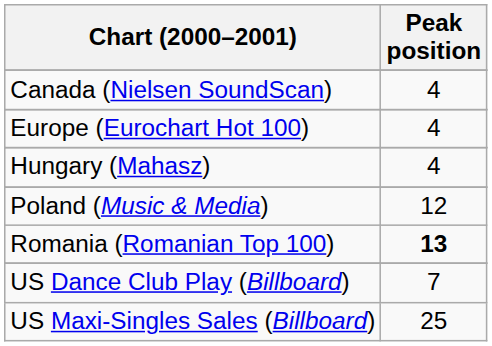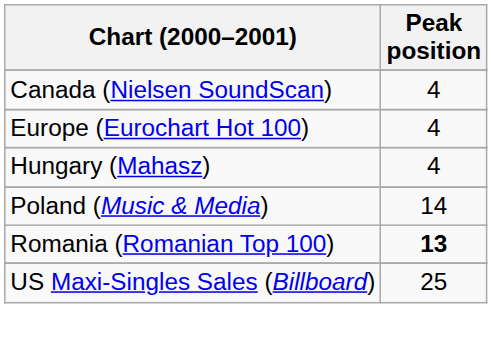(434, 205) 12 -> (434, 205) 14
- row: (180, 282)
